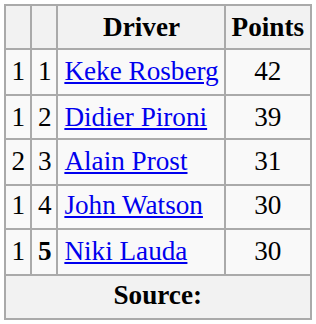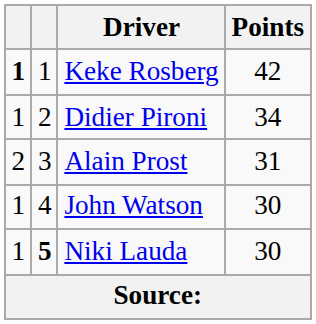(18, 71) normal -> (18, 71) bold
(268, 116) 39 -> (268, 116) 34
